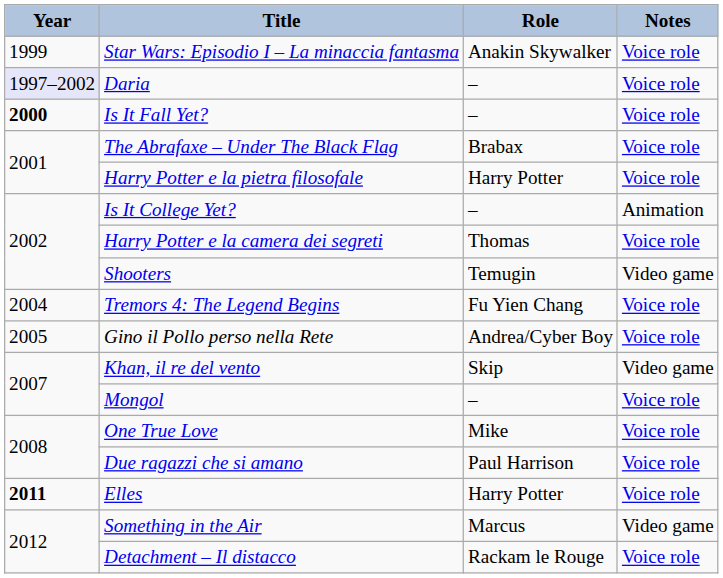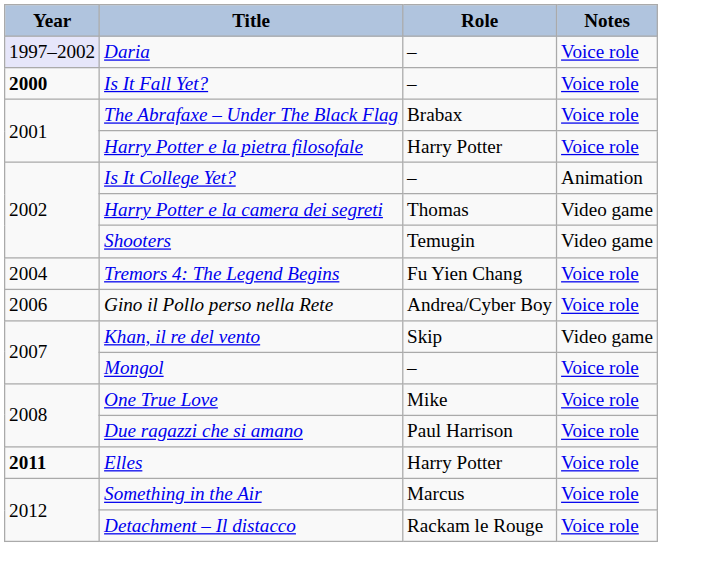- row: (282, 52)
(661, 241) Voice role -> (607, 209) Video game
(28, 336) 2005 -> (28, 304) 2006
(668, 525) Video game -> (600, 494) Voice role
